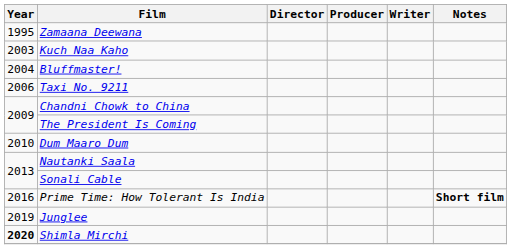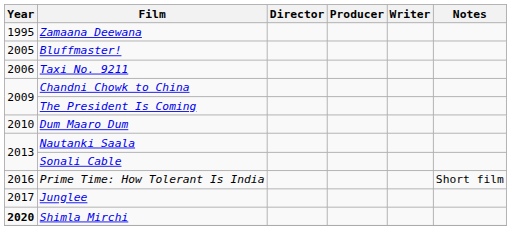- row: (84, 51)
(21, 69) 2004 -> (21, 51) 2005
(470, 198) bold -> (470, 180) normal
(21, 216) 2019 -> (21, 198) 2017
